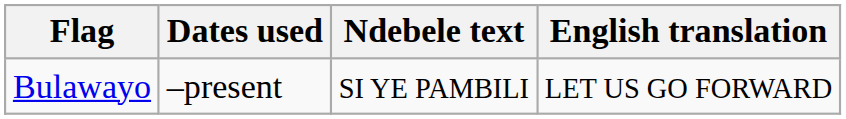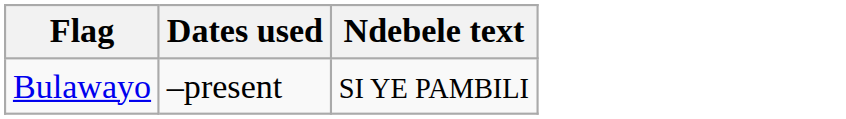- column: (688, 31)
